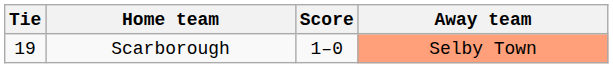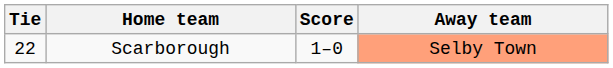(25, 49) 19 -> (25, 49) 22
